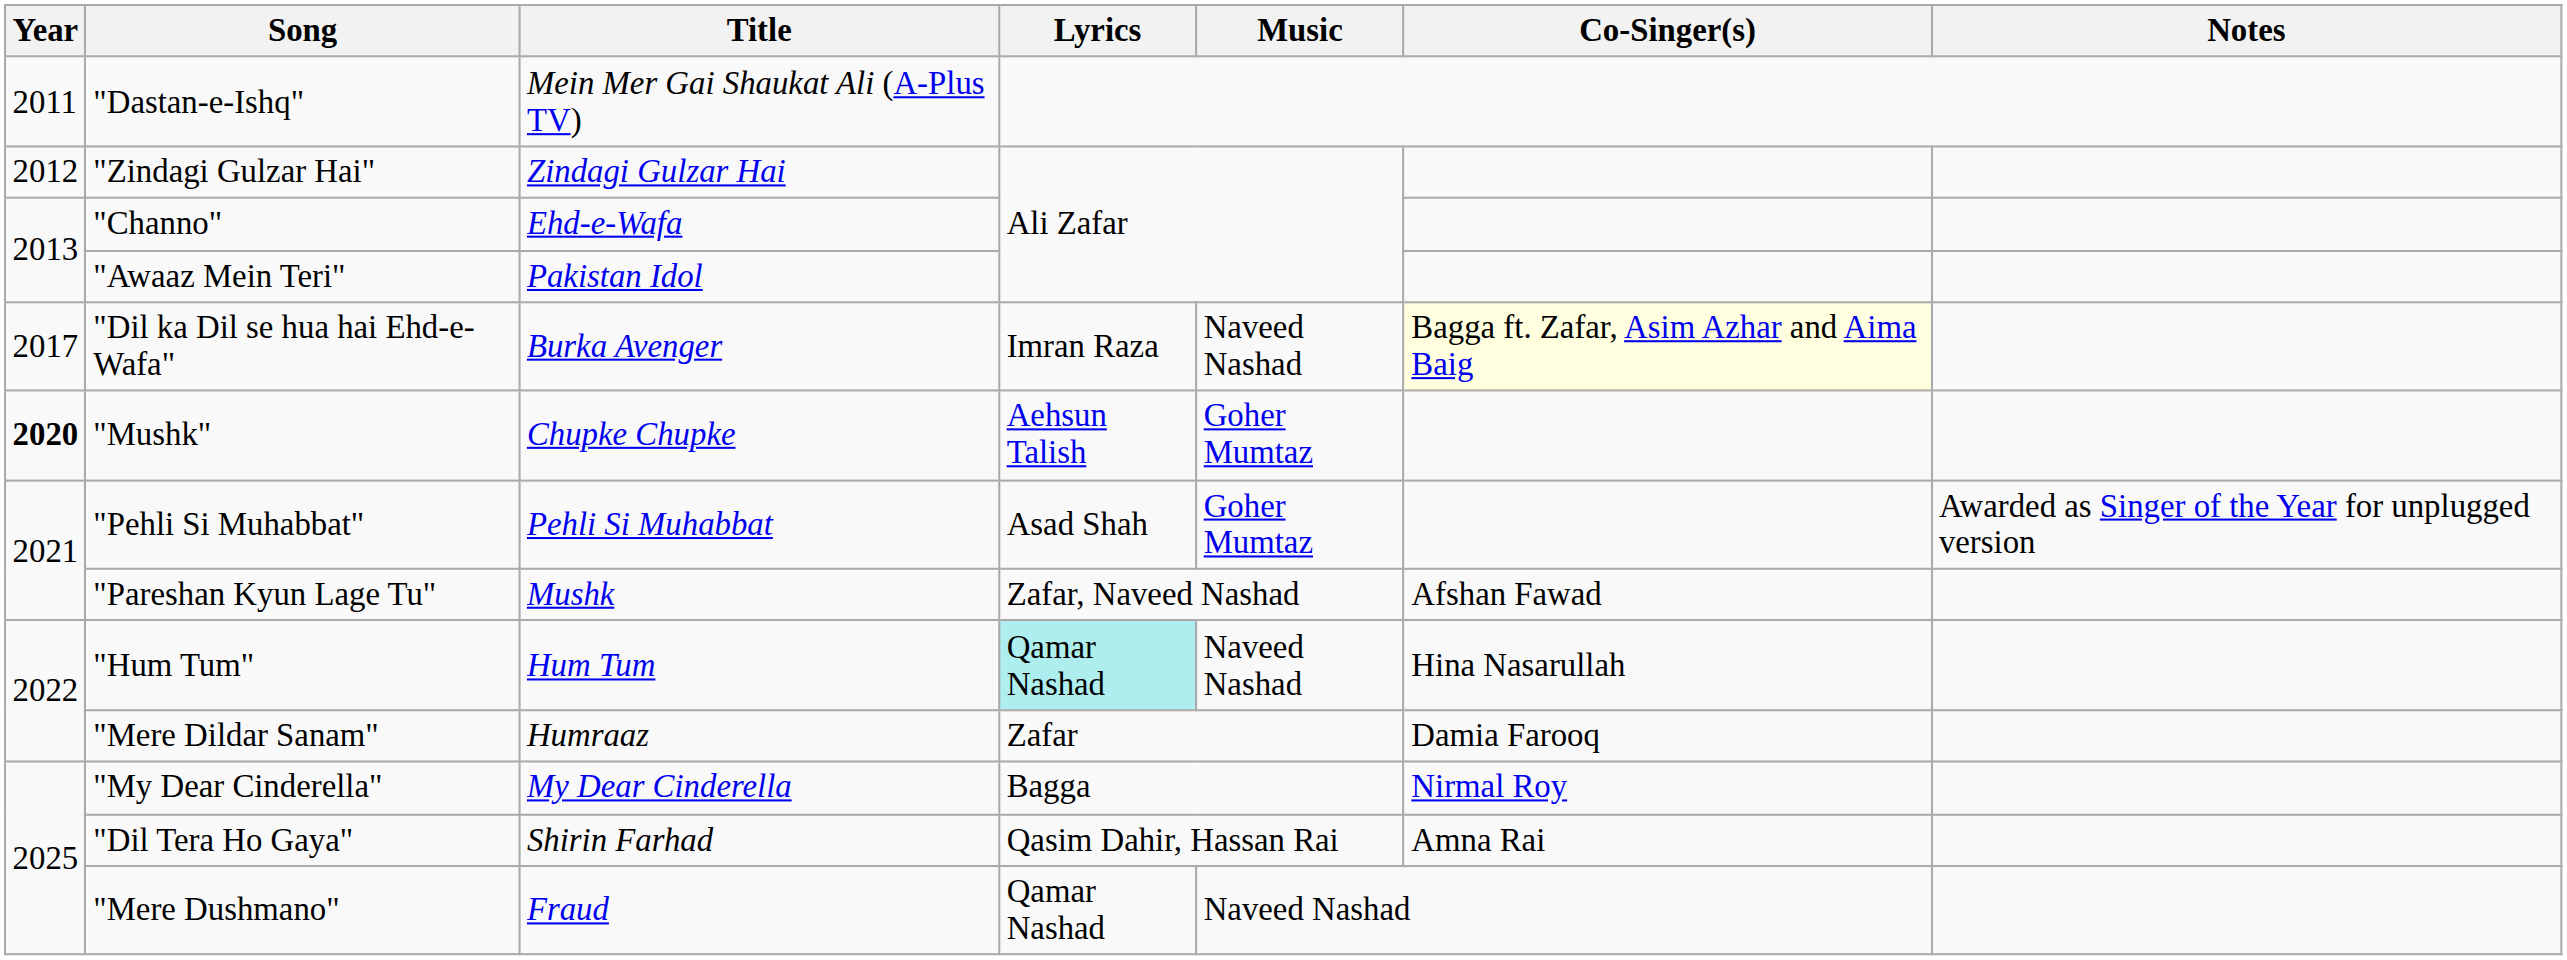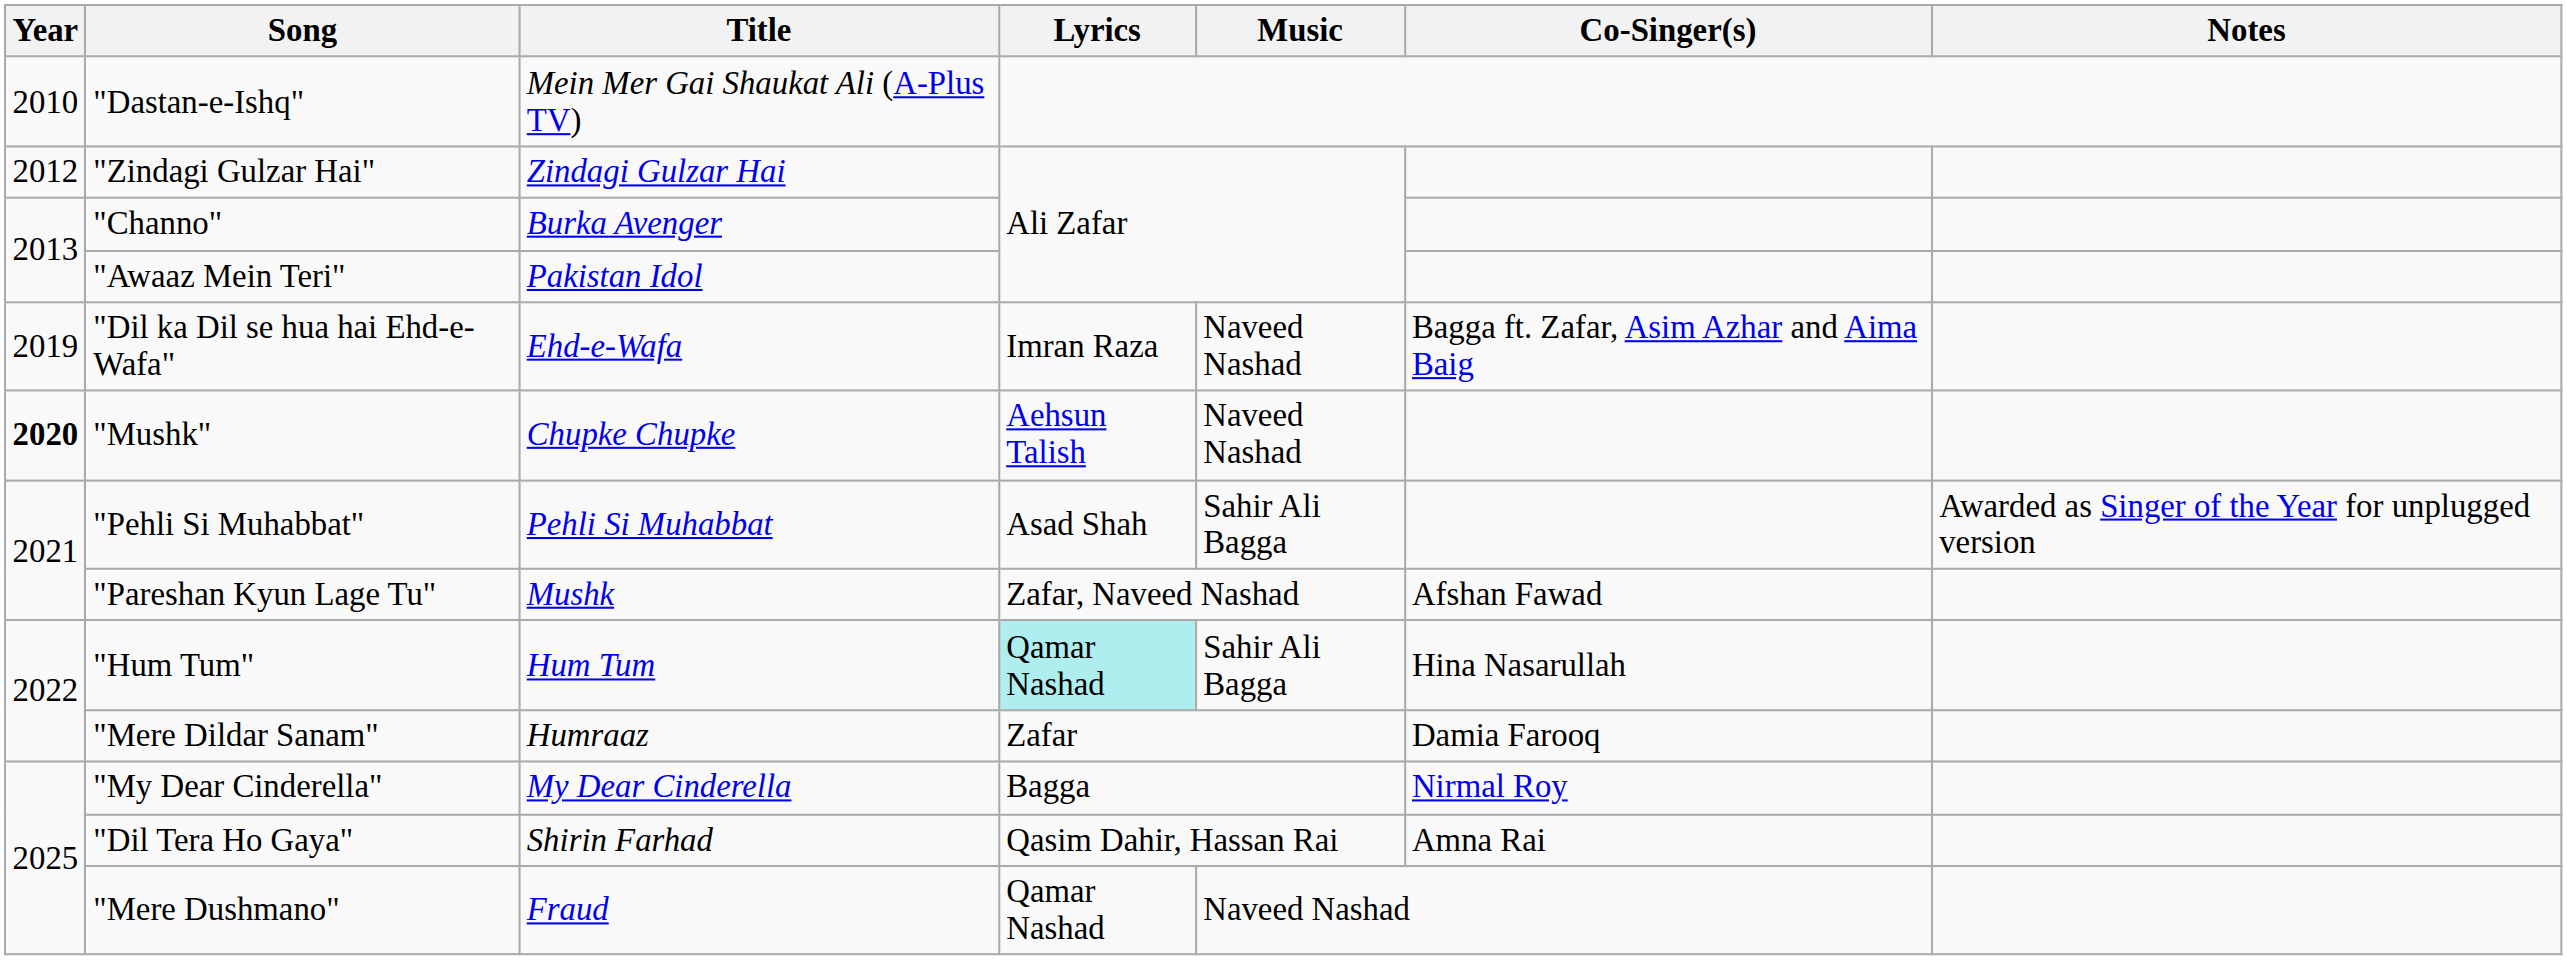(45, 100) 2011 -> (45, 100) 2010
(605, 223) Ehd-e-Wafa -> (624, 223) Burka Avenger
(45, 345) 2017 -> (45, 345) 2019
(625, 345) Burka Avenger -> (604, 345) Ehd-e-Wafa
(1664, 345) lightyellow background -> (1664, 345) no background
(1258, 434) Goher Mumtaz -> (1253, 434) Naveed Nashad
(1258, 523) Goher Mumtaz -> (1262, 523) Sahir Ali Bagga
(1254, 664) Naveed Nashad -> (1262, 664) Sahir Ali Bagga
